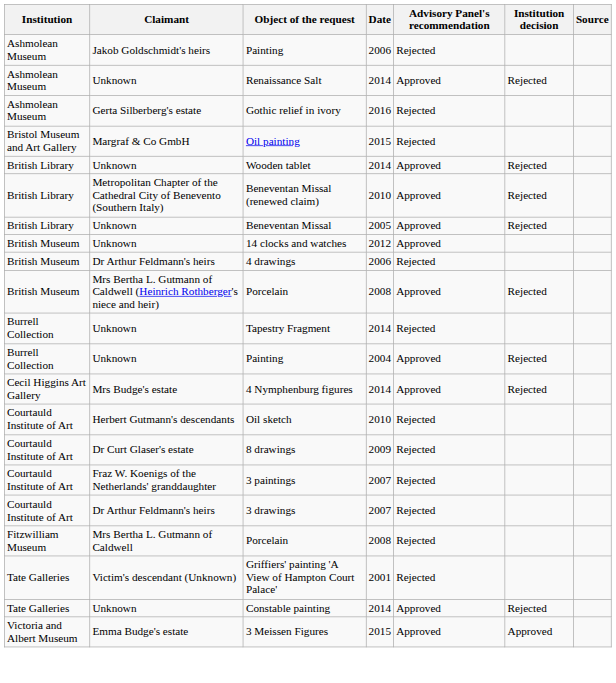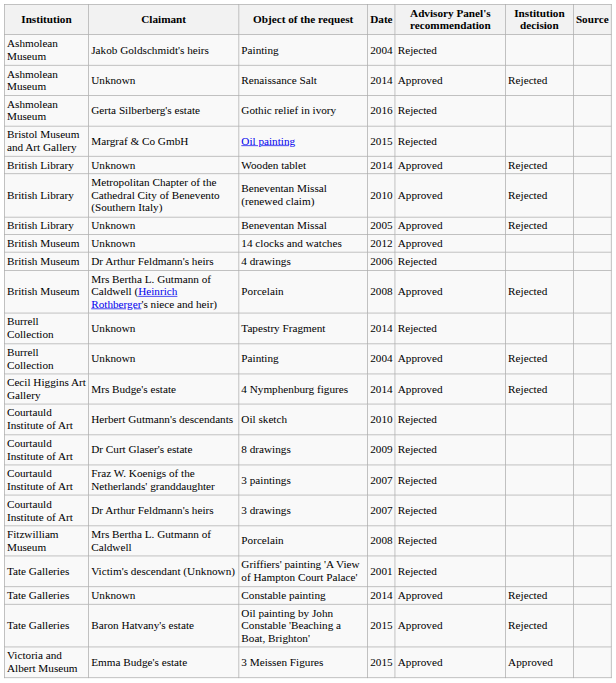(380, 50) 2006 -> (381, 50) 2004
+ row: (143, 625)
